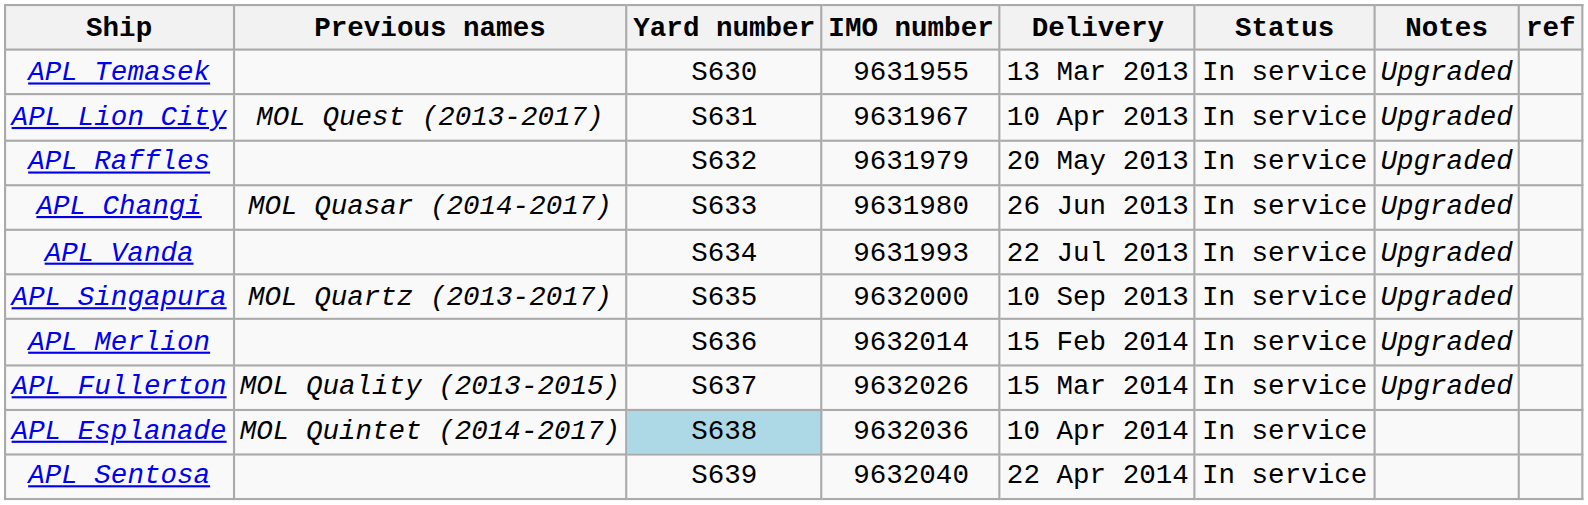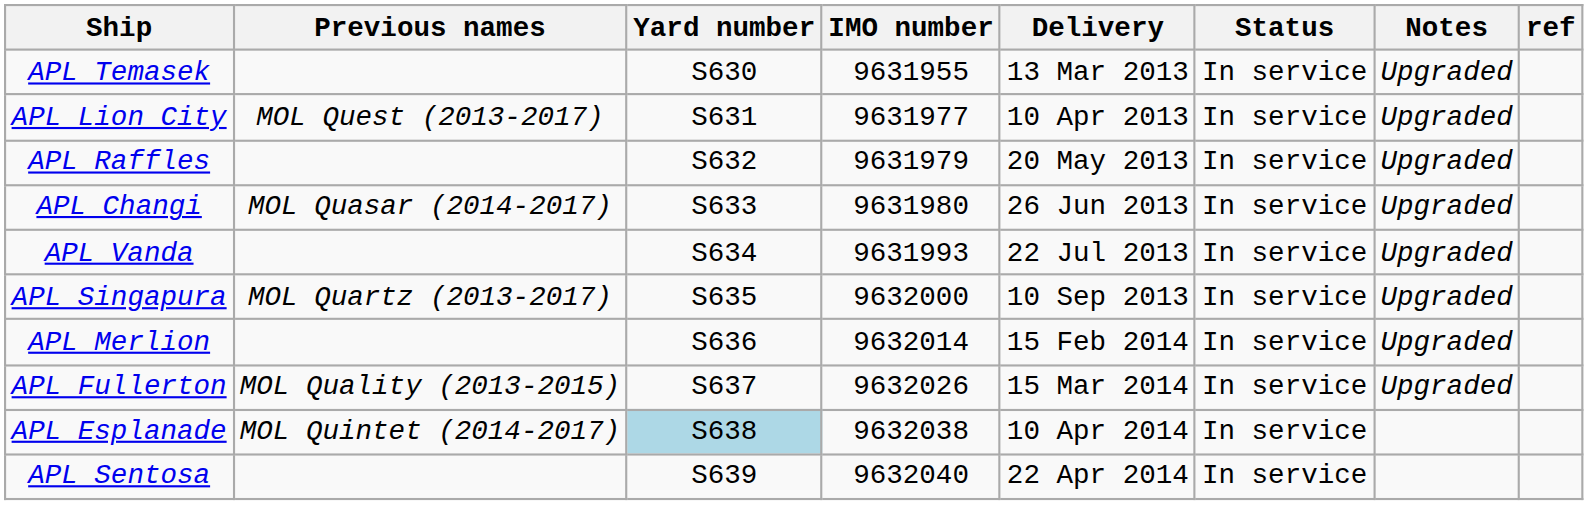(911, 117) 9631967 -> (911, 117) 9631977
(911, 432) 9632036 -> (911, 432) 9632038
